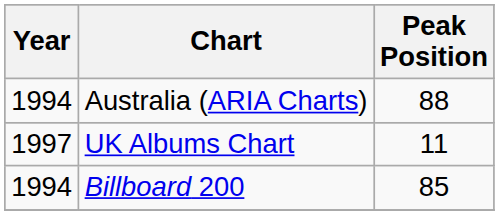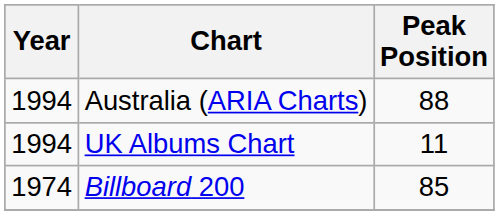(42, 143) 1997 -> (42, 143) 1994
(42, 187) 1994 -> (42, 187) 1974
